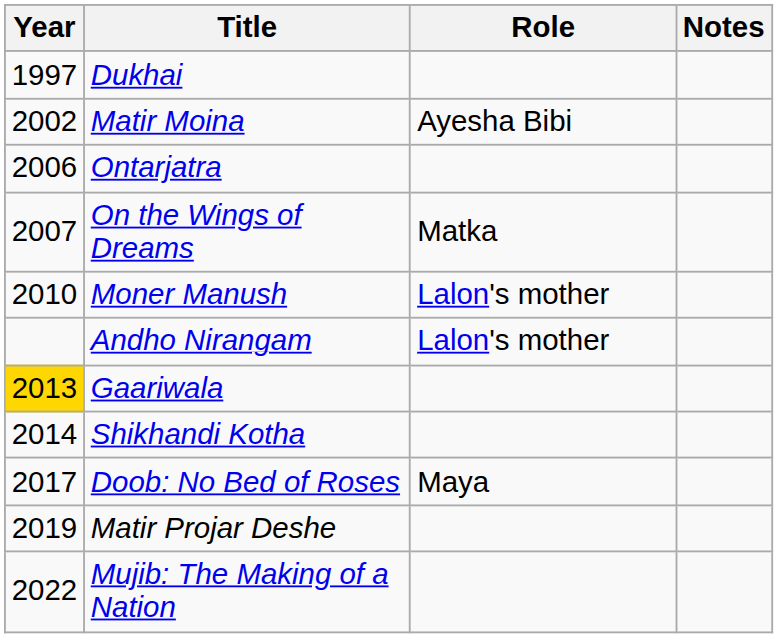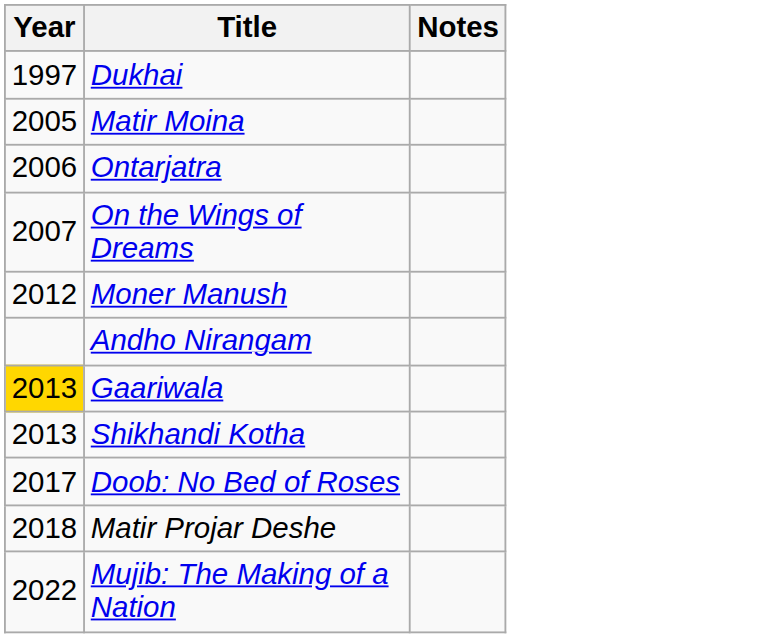- column: (543, 27)
(44, 121) 2002 -> (44, 121) 2005
(44, 294) 2010 -> (44, 294) 2012
(44, 434) 2014 -> (44, 434) 2013
(44, 527) 2019 -> (44, 527) 2018
